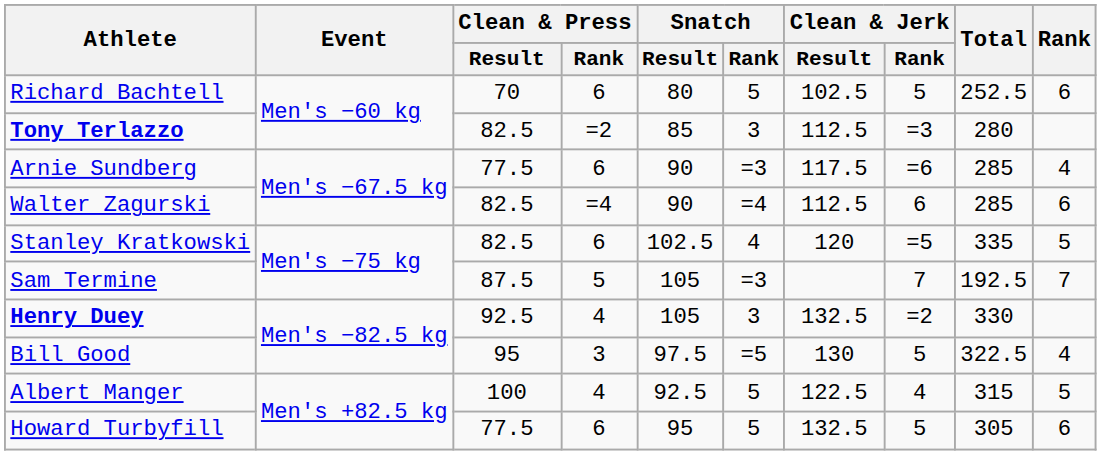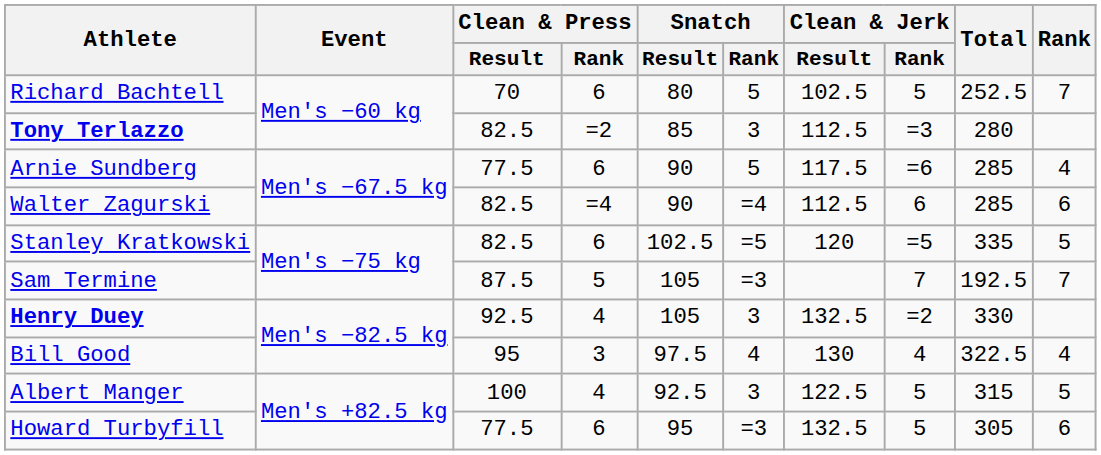(1064, 94) 6 -> (1064, 94) 7
(754, 168) =3 -> (754, 168) 5
(754, 243) 4 -> (754, 243) =5
(754, 355) =5 -> (754, 355) 4
(920, 355) 5 -> (920, 355) 4
(754, 393) 5 -> (754, 393) 3
(920, 393) 4 -> (920, 393) 5
(754, 430) 5 -> (754, 430) =3
